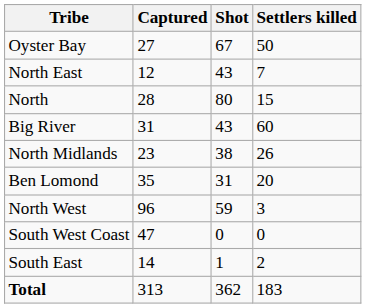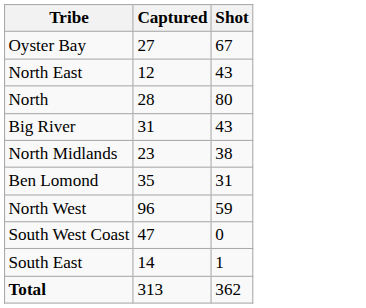- column: (307, 18)
